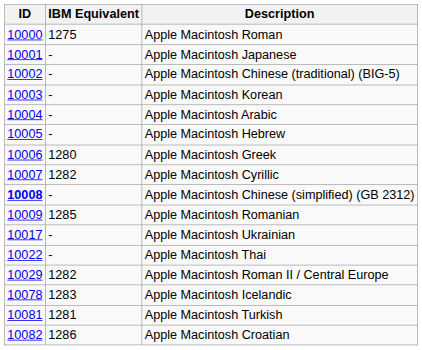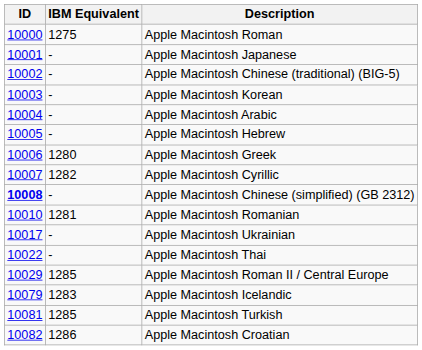(25, 214) 10009 -> (25, 214) 10010
(62, 214) 1285 -> (62, 214) 1281
(62, 275) 1282 -> (62, 275) 1285
(25, 295) 10078 -> (25, 295) 10079
(62, 315) 1281 -> (62, 315) 1285
